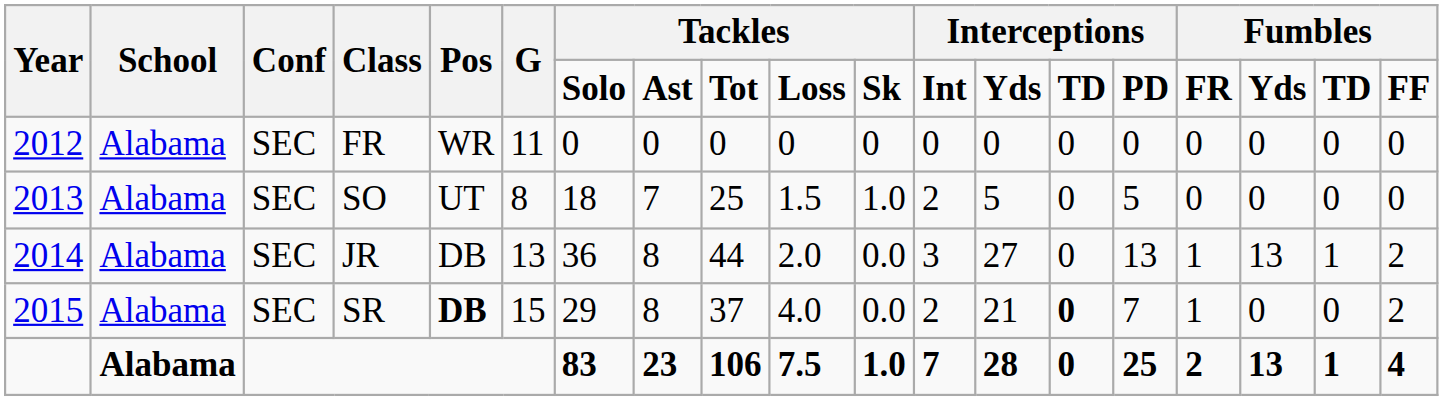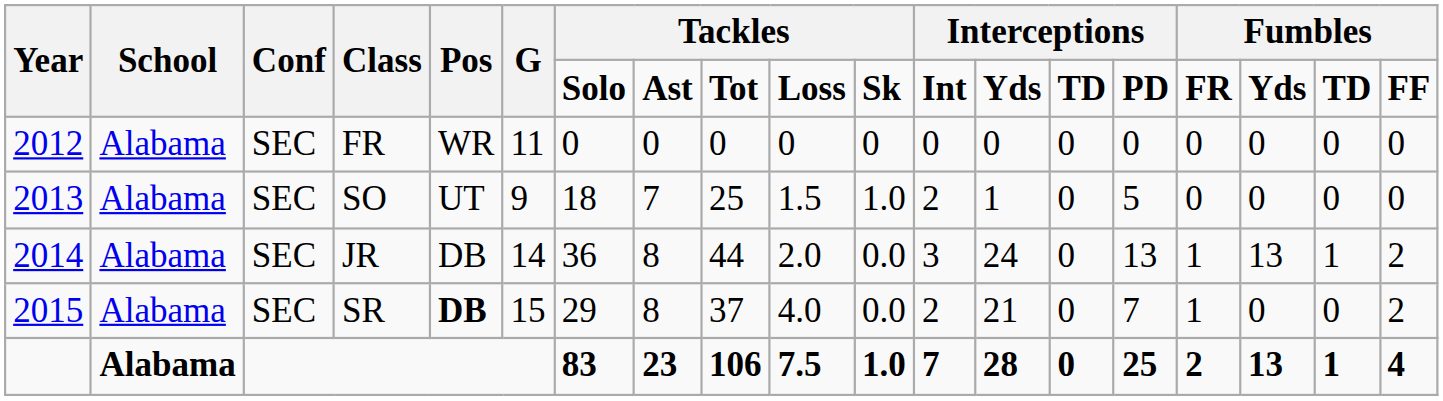(519, 198) 8 -> (519, 198) 9
(992, 198) 5 -> (992, 198) 1
(528, 254) 13 -> (528, 254) 14
(1000, 254) 27 -> (1000, 254) 24
(1066, 310) bold -> (1066, 310) normal
